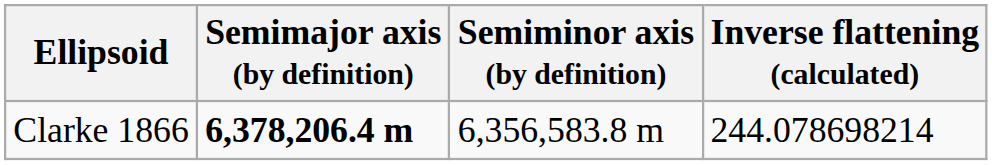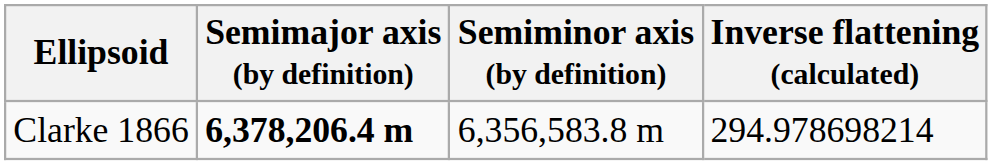(822, 129) 244.078698214 -> (822, 129) 294.978698214
